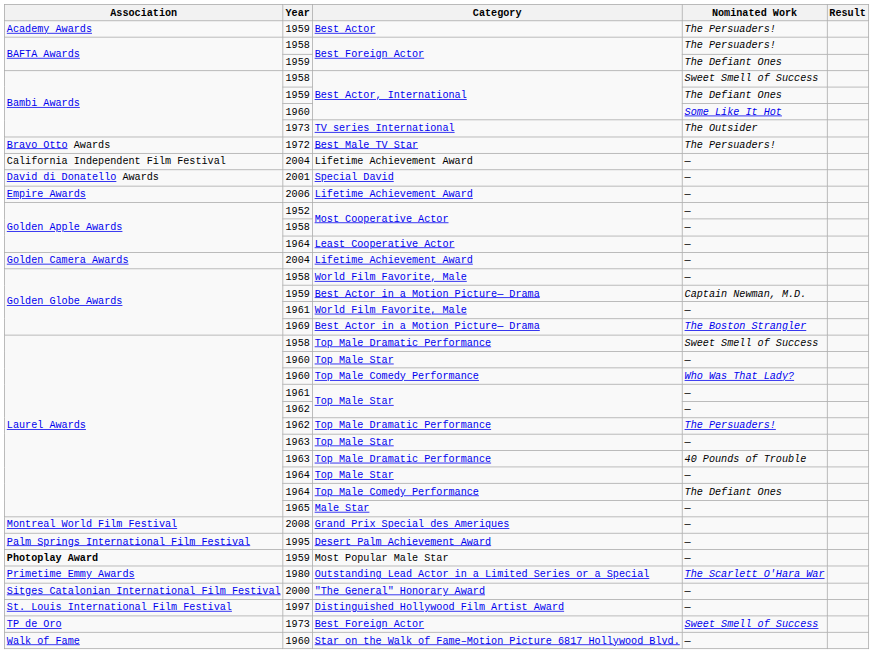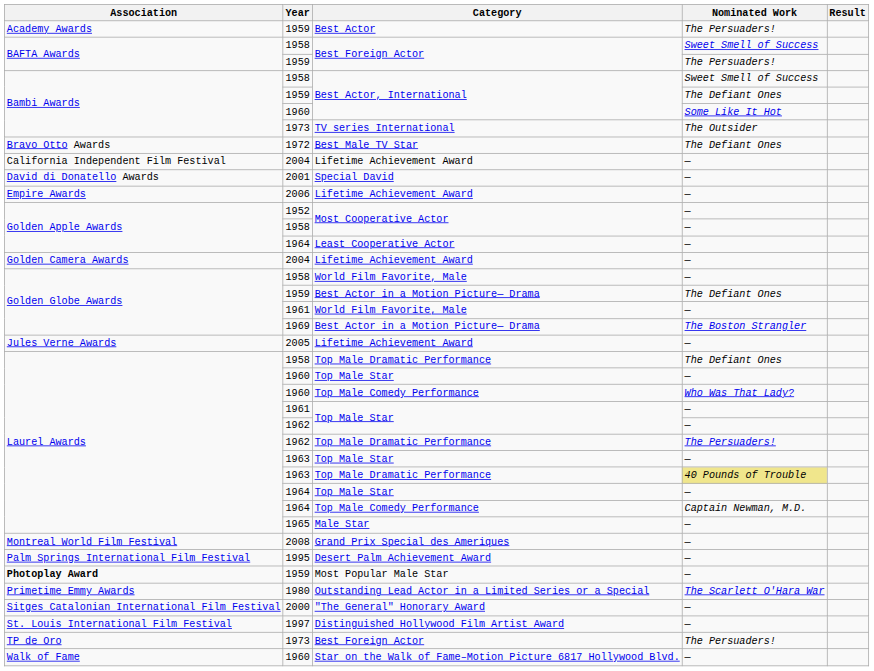(730, 46) The Persuaders! -> (752, 46) Sweet Smell of Success
(733, 62) The Defiant Ones -> (730, 62) The Persuaders!
(730, 145) The Persuaders! -> (733, 145) The Defiant Ones
(745, 294) Captain Newman, M.D. -> (733, 294) The Defiant Ones
+ row: (298, 343)
(752, 343) Sweet Smell of Success -> (733, 360) The Defiant Ones
(745, 459) no background -> (745, 475) khaki background
(733, 492) The Defiant Ones -> (745, 508) Captain Newman, M.D.
(752, 624) Sweet Smell of Success -> (730, 641) The Persuaders!
